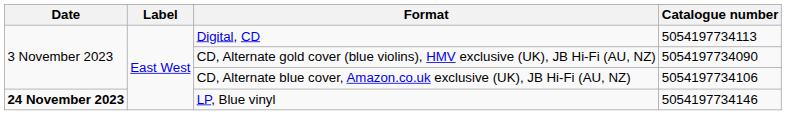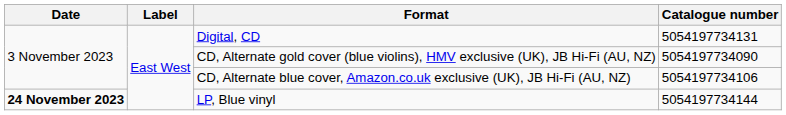(709, 36) 5054197734113 -> (710, 36) 5054197734131
(710, 99) 5054197734146 -> (710, 99) 5054197734144
